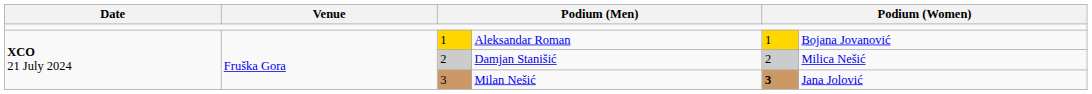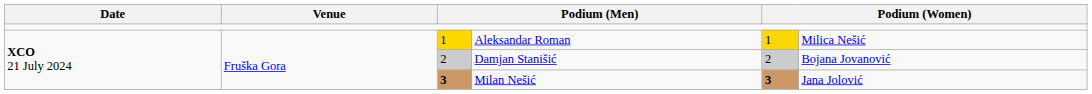(846, 39) Bojana Jovanović -> (834, 39) Milica Nešić
(834, 59) Milica Nešić -> (846, 59) Bojana Jovanović
(443, 79) normal -> (443, 79) bold
